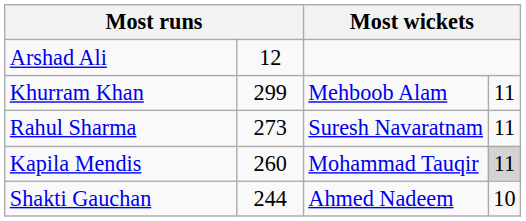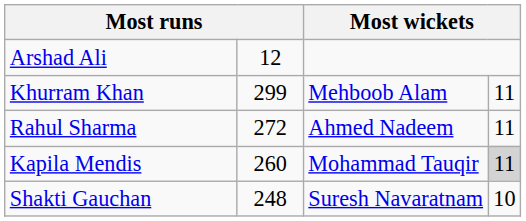(270, 127) 273 -> (270, 127) 272
(396, 127) Suresh Navaratnam -> (381, 127) Ahmed Nadeem
(270, 198) 244 -> (270, 198) 248
(381, 198) Ahmed Nadeem -> (396, 198) Suresh Navaratnam
